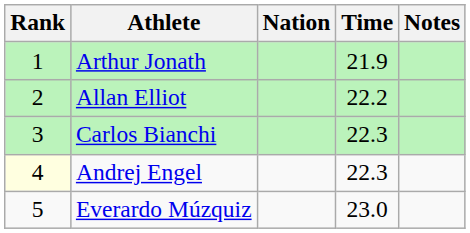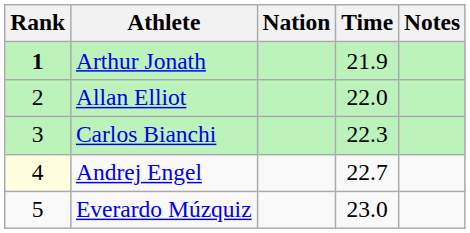(38, 60) normal -> (38, 60) bold
(367, 97) 22.2 -> (367, 97) 22.0
(367, 172) 22.3 -> (367, 172) 22.7
